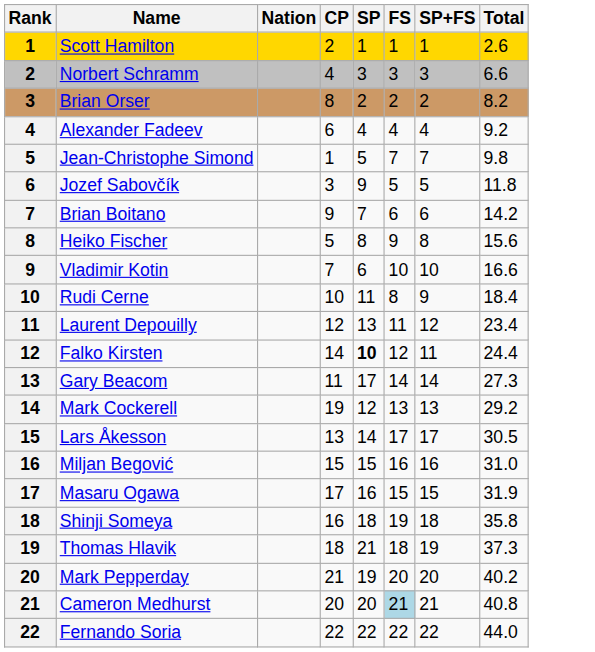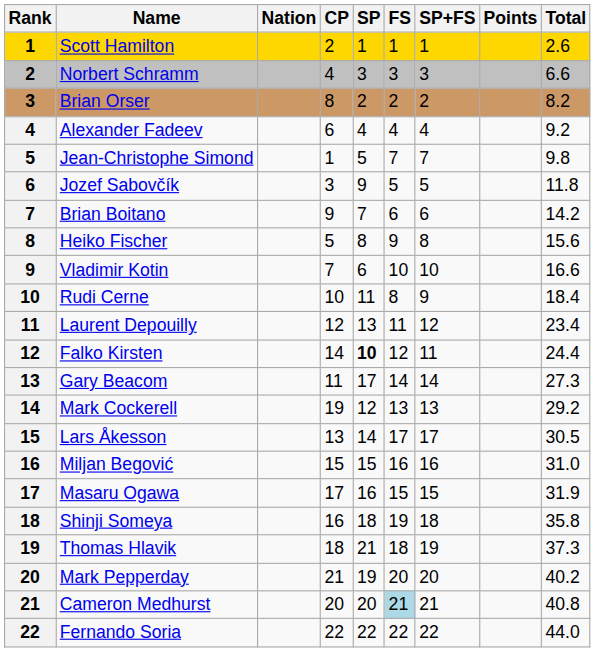+ column: (510, 18)
